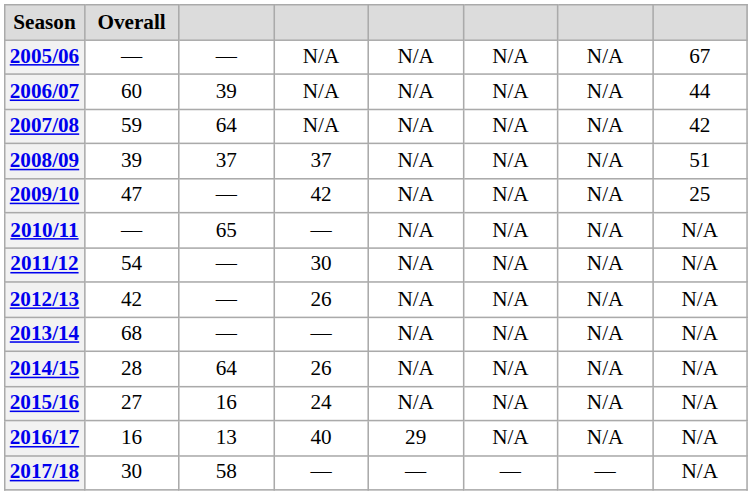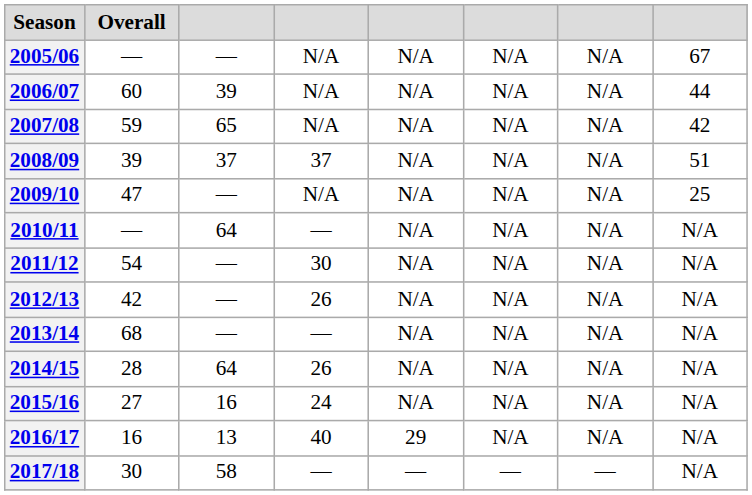(226, 125) 64 -> (226, 125) 65
(321, 194) 42 -> (321, 194) N/A
(226, 229) 65 -> (226, 229) 64
